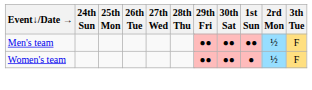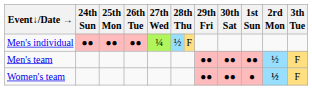+ row: (40, 42)
(274, 59) normal -> (275, 77) bold
